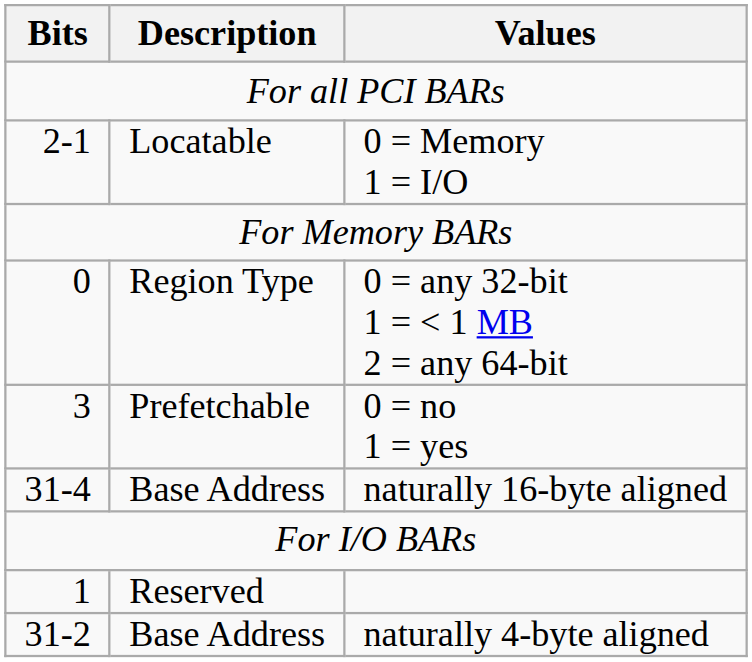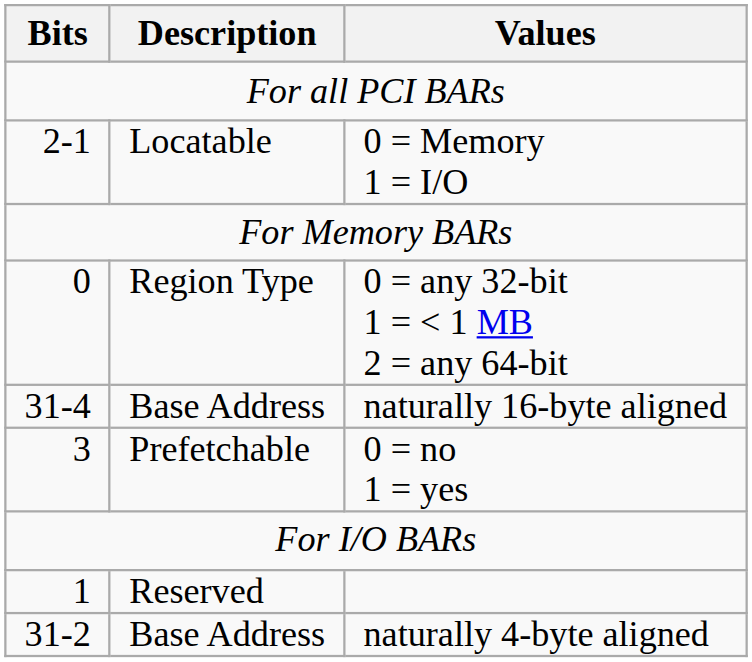rows swapped: (416, 426) <-> (545, 489)
